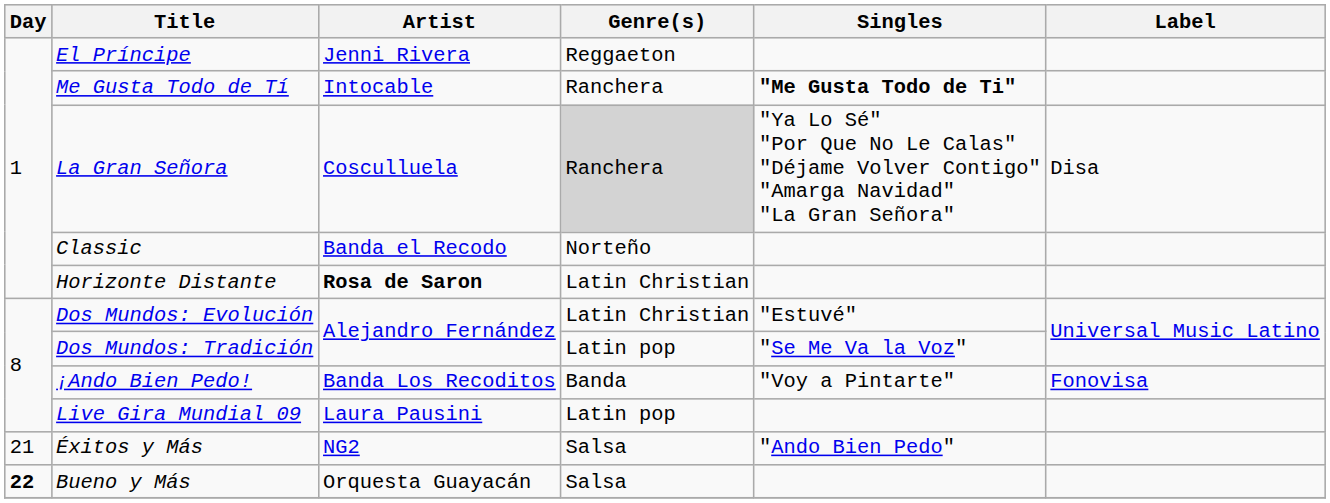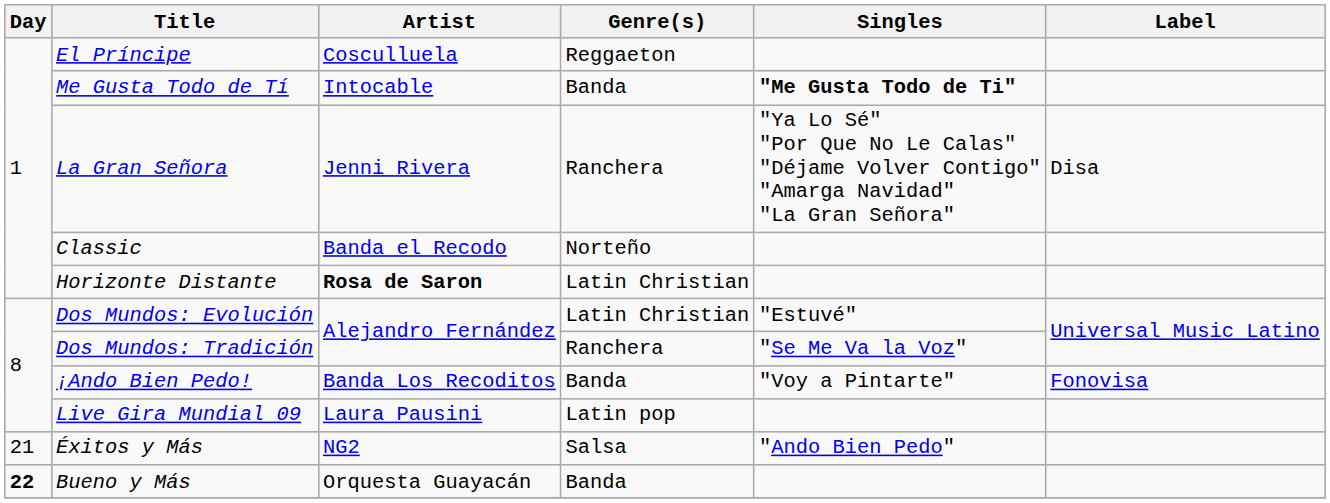(397, 55) Jenni Rivera -> (390, 55) Cosculluela
(614, 88) Ranchera -> (596, 88) Banda
(390, 168) Cosculluela -> (397, 168) Jenni Rivera
(614, 168) lightgrey background -> (614, 168) no background
(621, 348) Latin pop -> (614, 348) Ranchera
(596, 482) Salsa -> (596, 482) Banda
